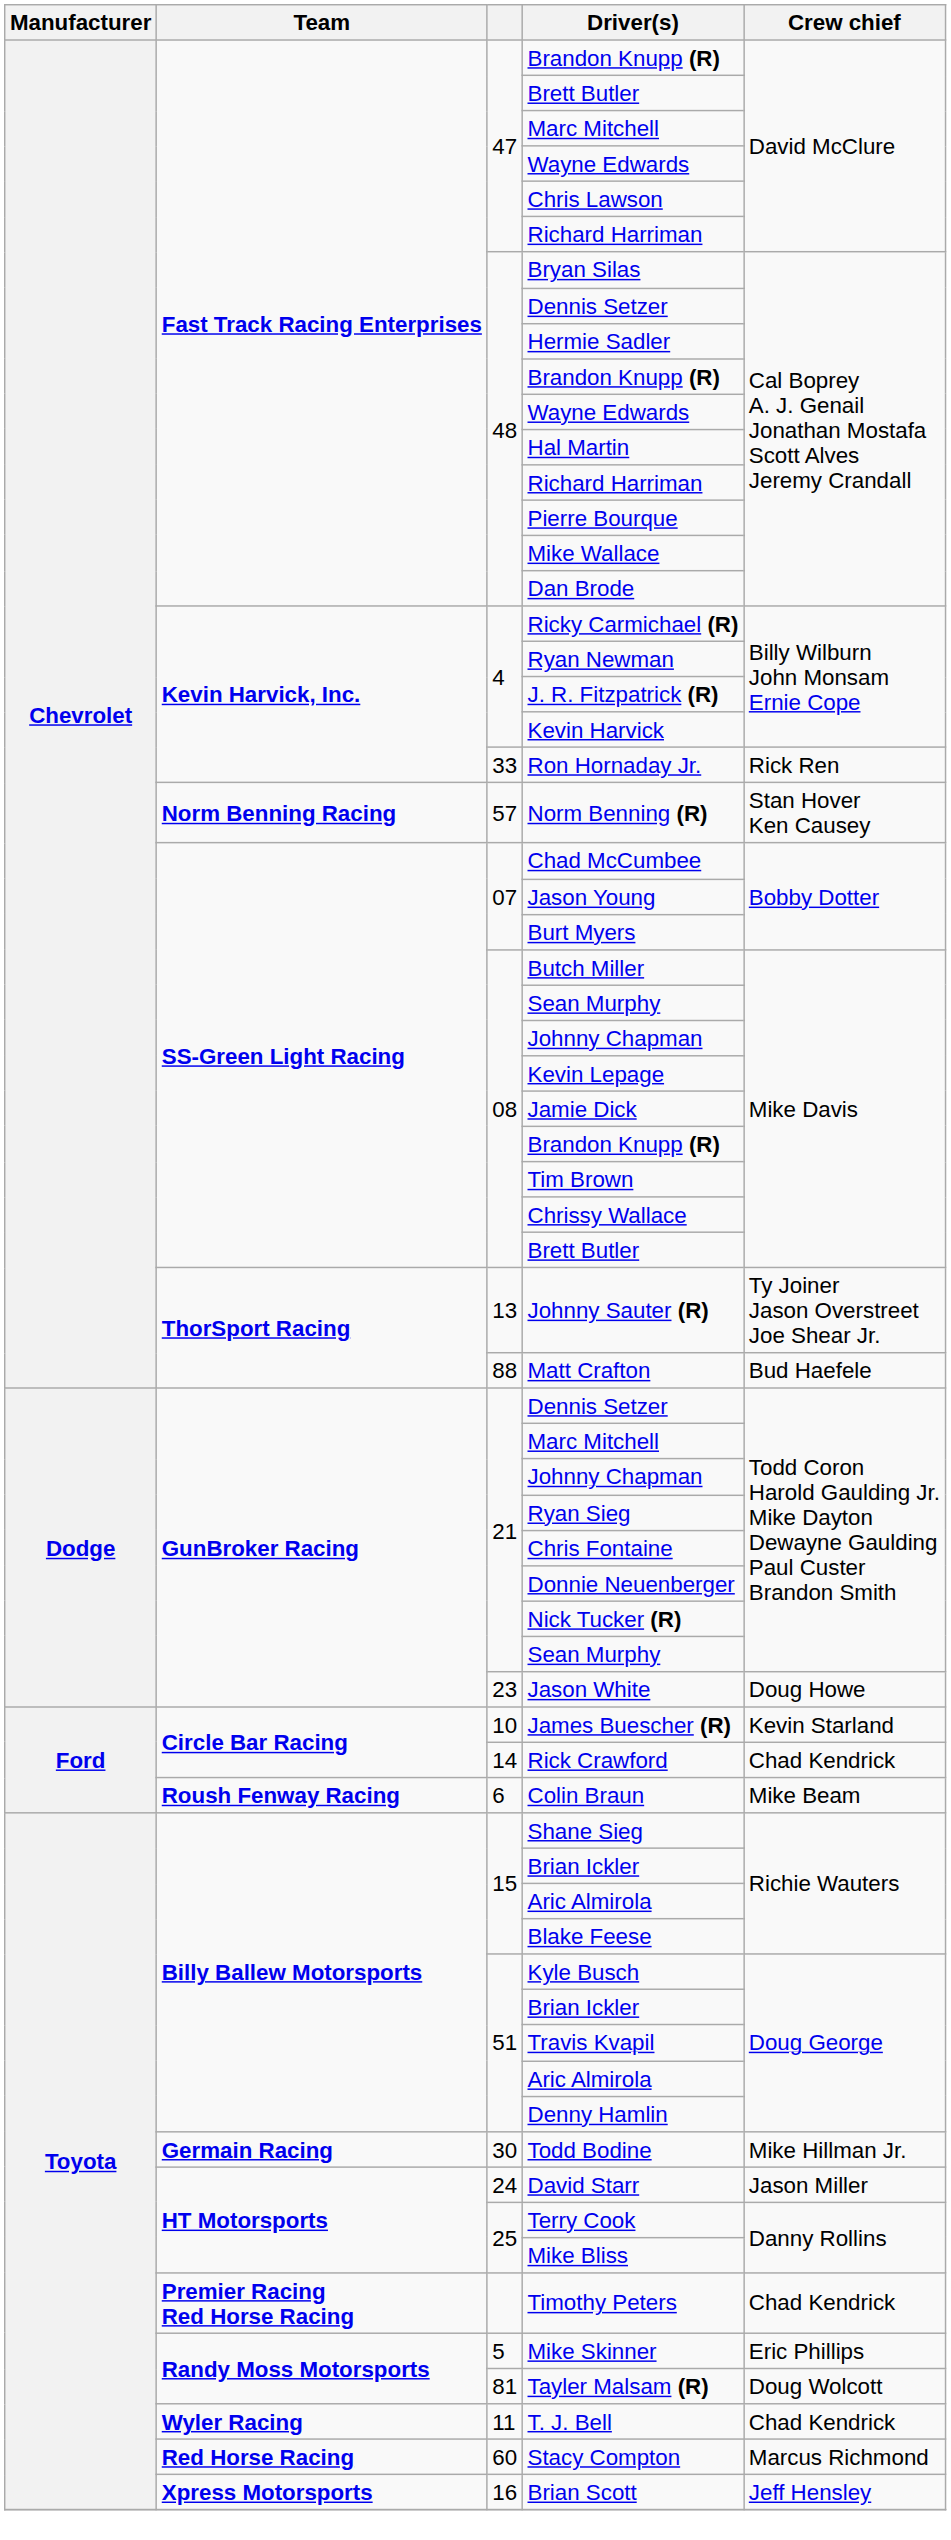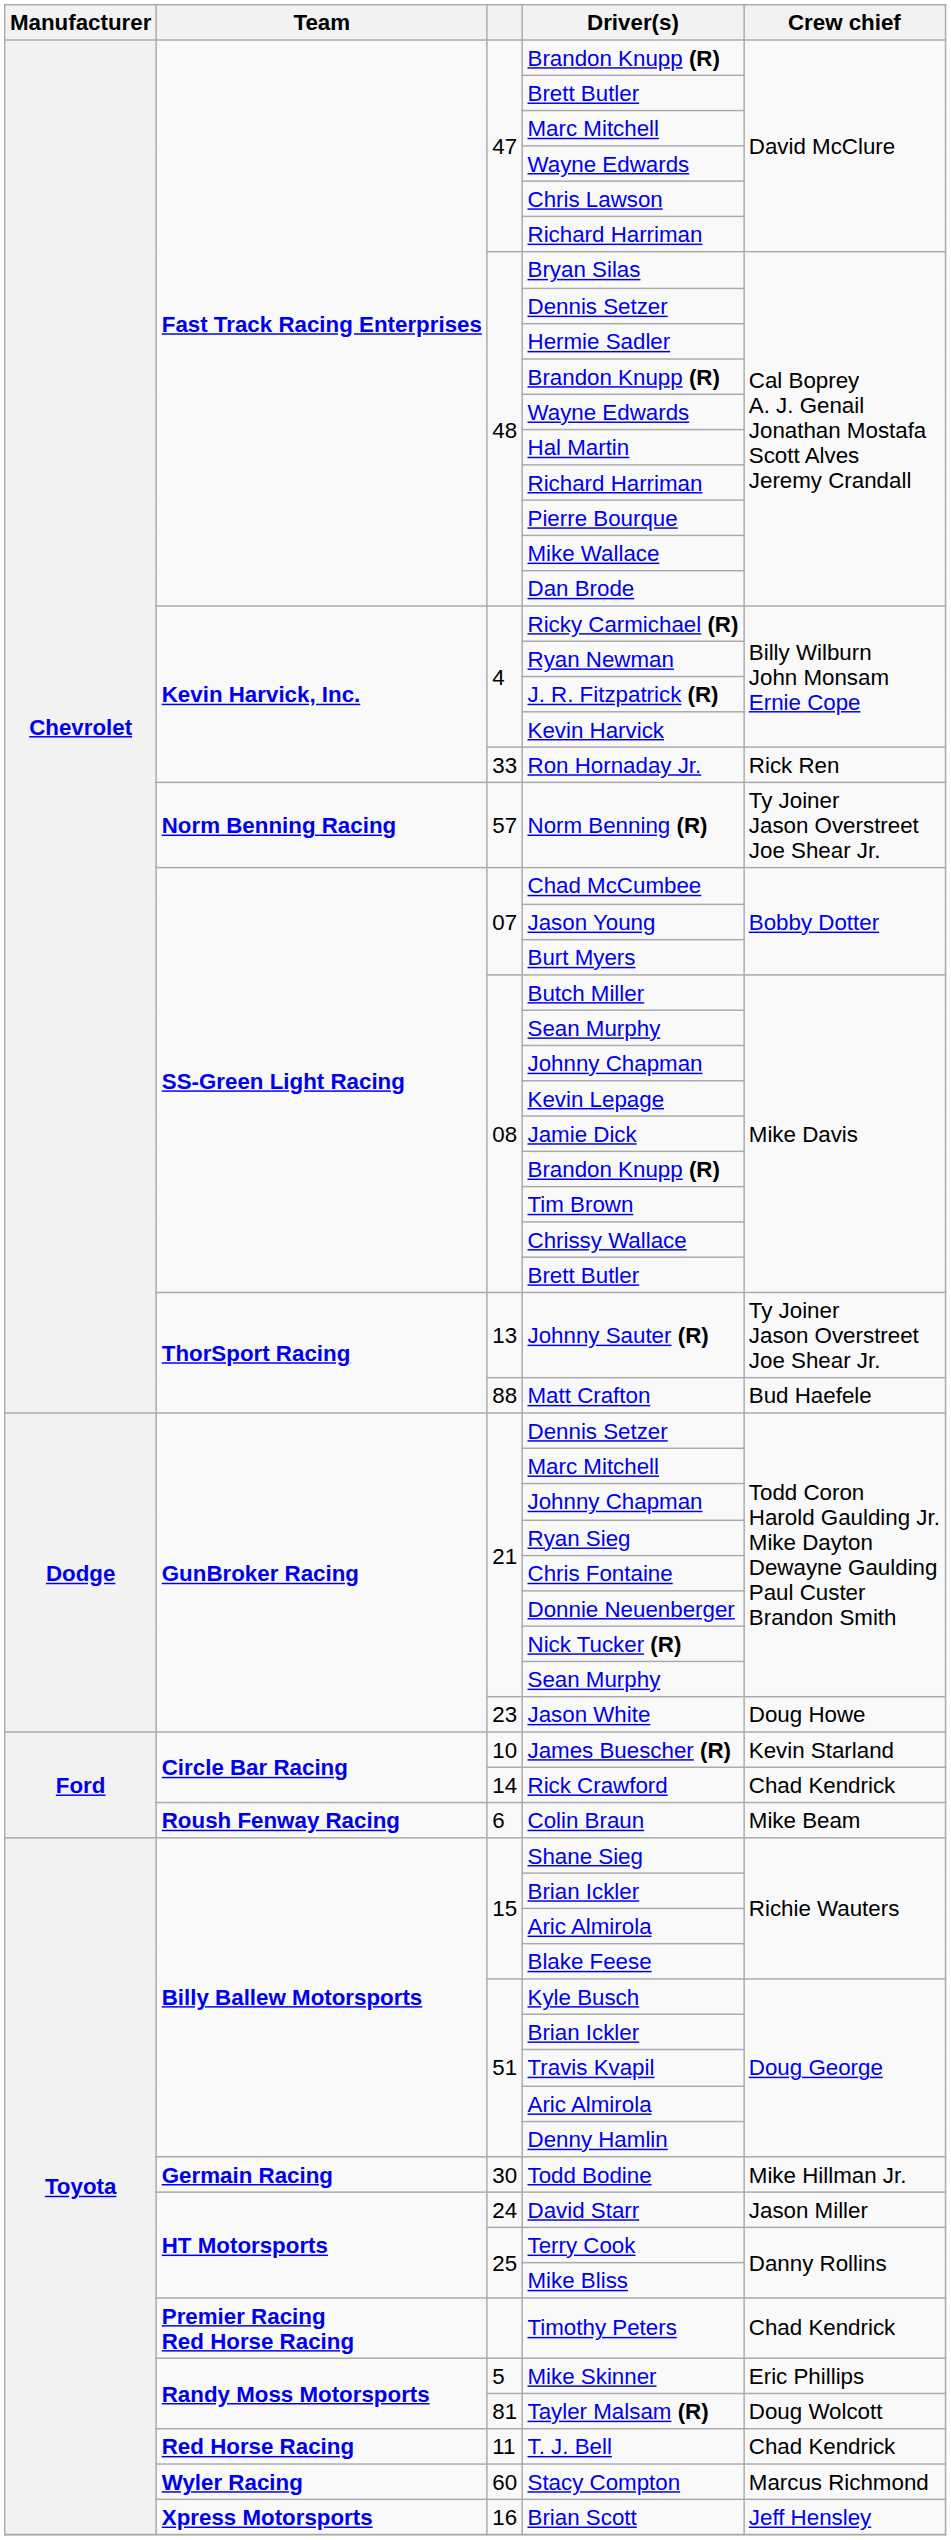(810, 813) Stan Hover Ken Causey -> (834, 826) Ty Joiner Jason Overstreet Joe Shear Jr.
(232, 2422) Wyler Racing -> (258, 2447) Red Horse Racing
(258, 2457) Red Horse Racing -> (232, 2482) Wyler Racing
